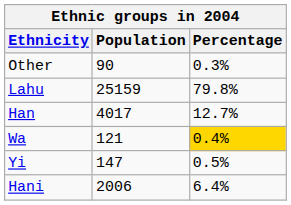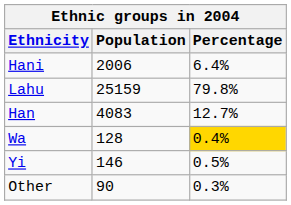rows swapped: (26, 187) <-> (31, 65)
(114, 114) 4017 -> (114, 114) 4083
(109, 139) 121 -> (109, 139) 128
(109, 163) 147 -> (109, 163) 146
